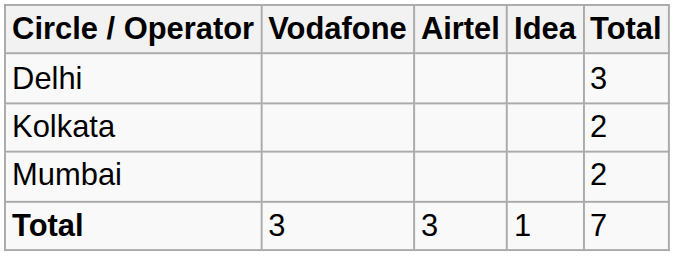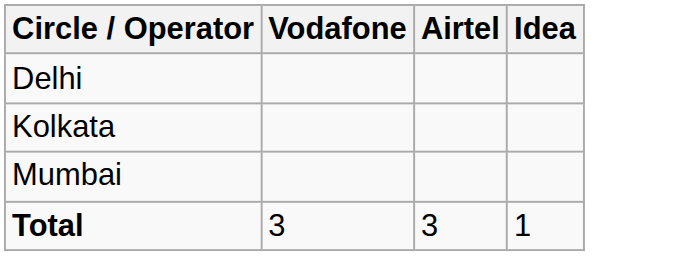- column: (626, 28)
